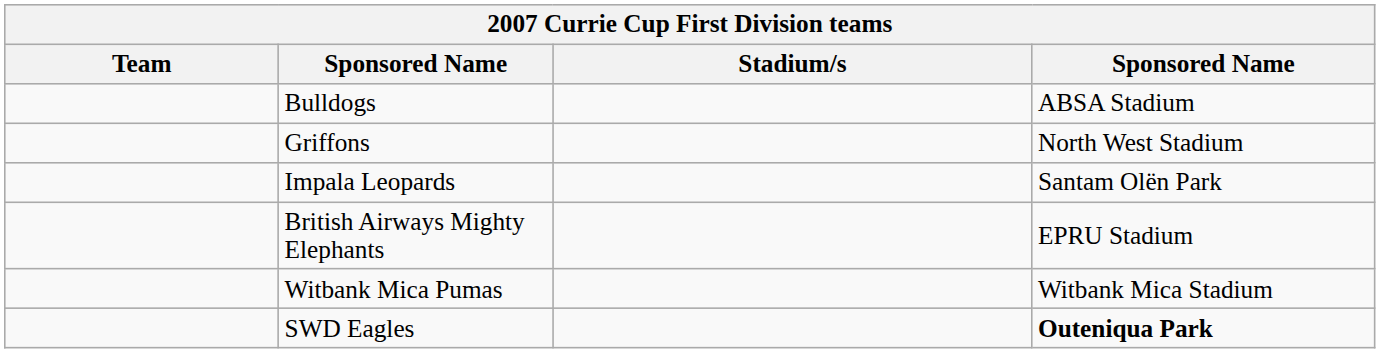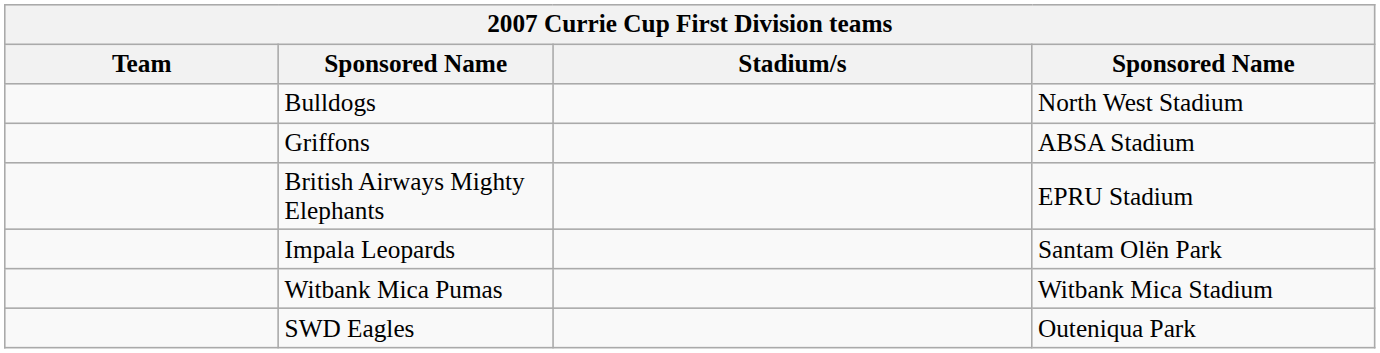(1116, 103) ABSA Stadium -> (1141, 103) North West Stadium
(1141, 142) North West Stadium -> (1116, 142) ABSA Stadium
rows swapped: (370, 182) <-> (405, 235)
(1125, 328) bold -> (1117, 328) normal
